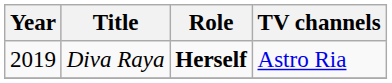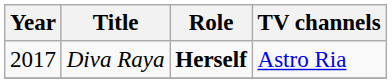(33, 59) 2019 -> (33, 59) 2017
